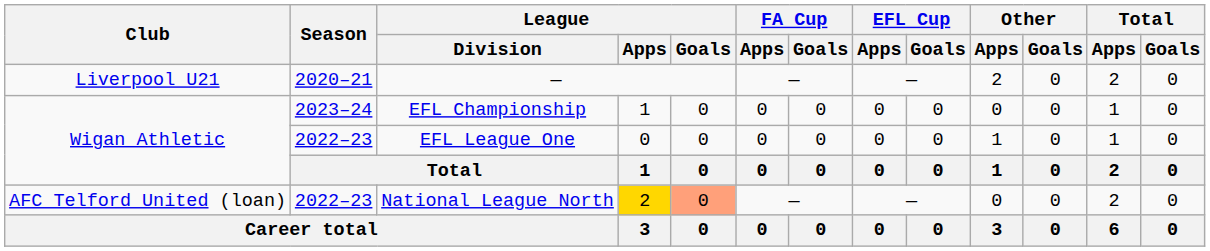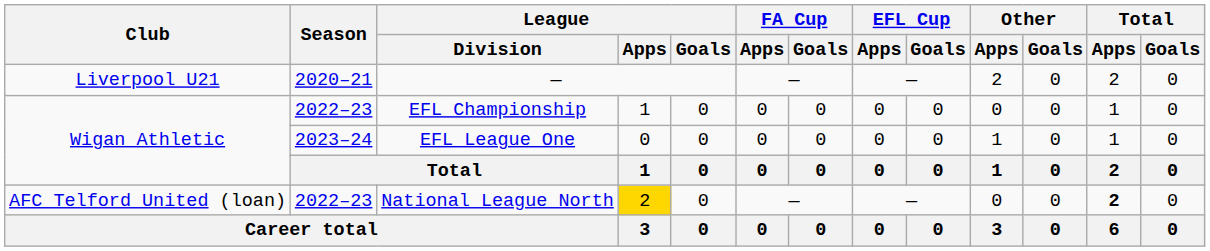(334, 110) 2023–24 -> (334, 110) 2022–23
(334, 140) 2022–23 -> (334, 140) 2023–24
(703, 200) lightsalmon background -> (703, 200) no background
(1114, 200) normal -> (1114, 200) bold
